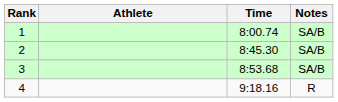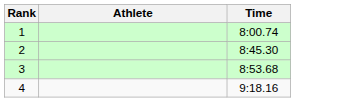- column: (312, 13)
